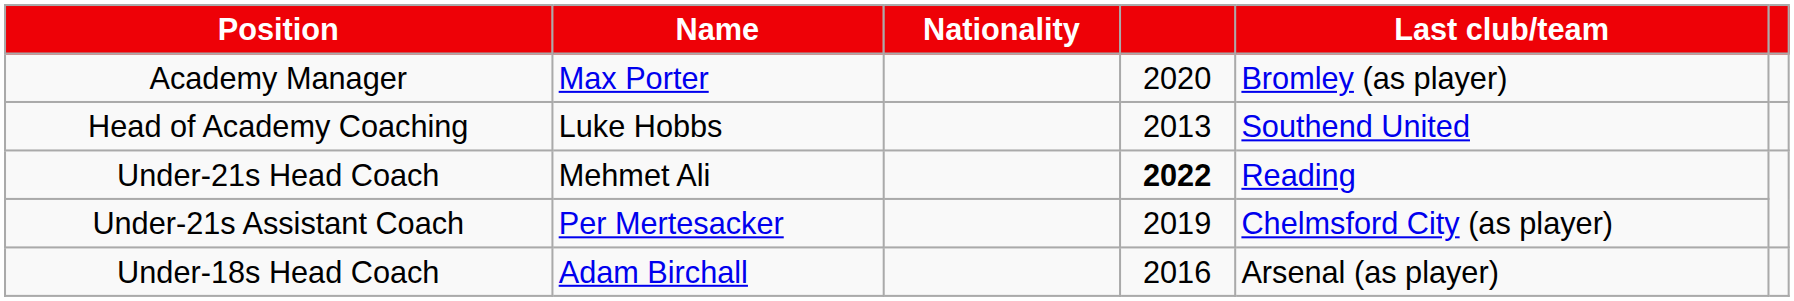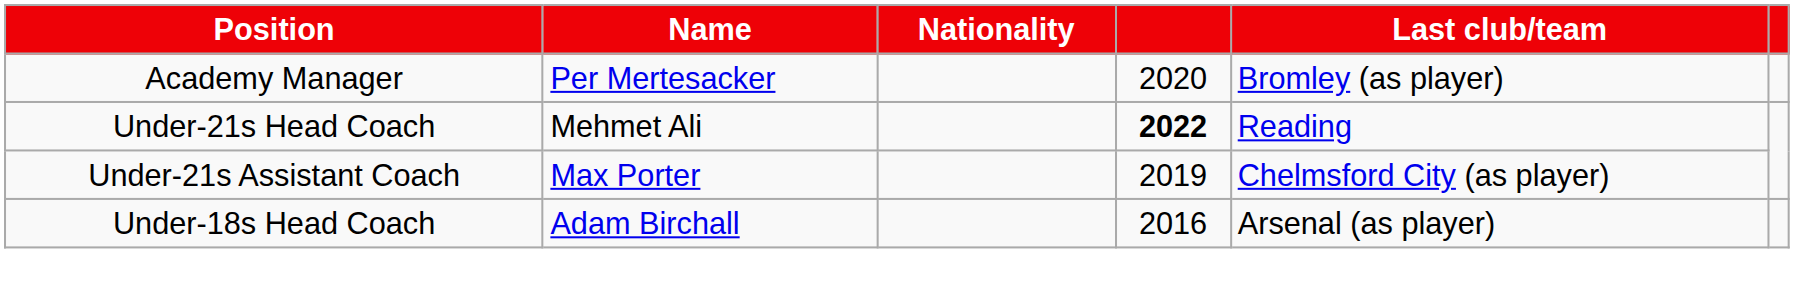(634, 78) Max Porter -> (663, 78) Per Mertesacker
- row: (278, 127)
(671, 224) Per Mertesacker -> (625, 175) Max Porter
